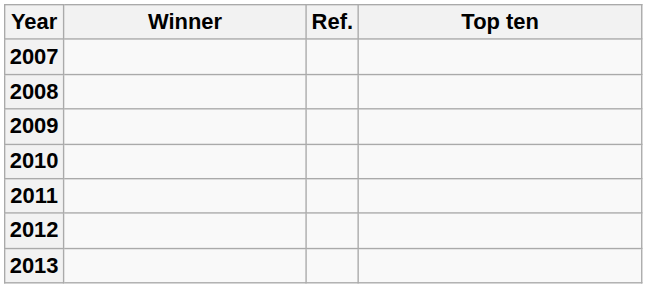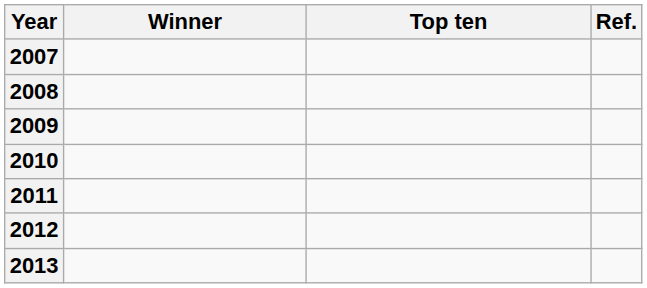columns swapped: (500, 21) <-> (332, 21)
